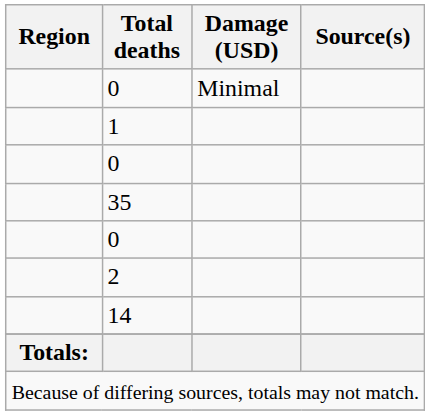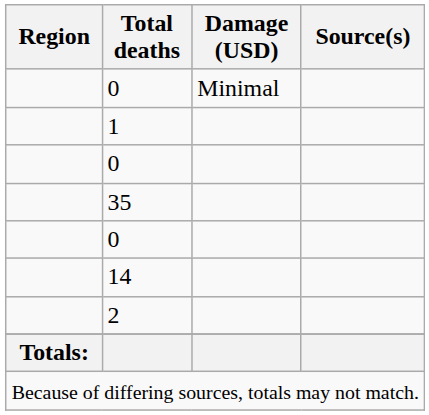rows swapped: (114, 277) <-> (119, 314)
